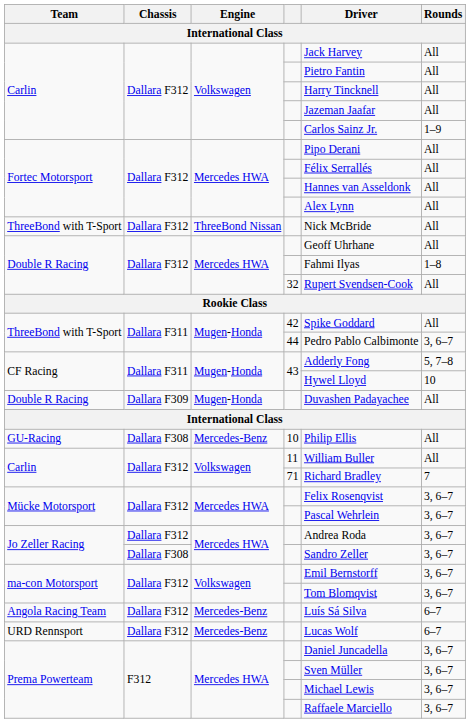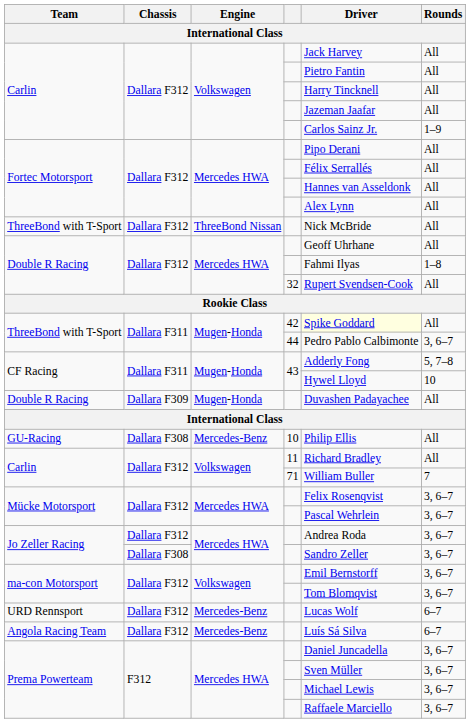(339, 322) no background -> (339, 322) lightyellow background
(339, 457) William Buller -> (343, 457) Richard Bradley
(343, 476) Richard Bradley -> (339, 476) William Buller
rows swapped: (45, 631) <-> (57, 611)
